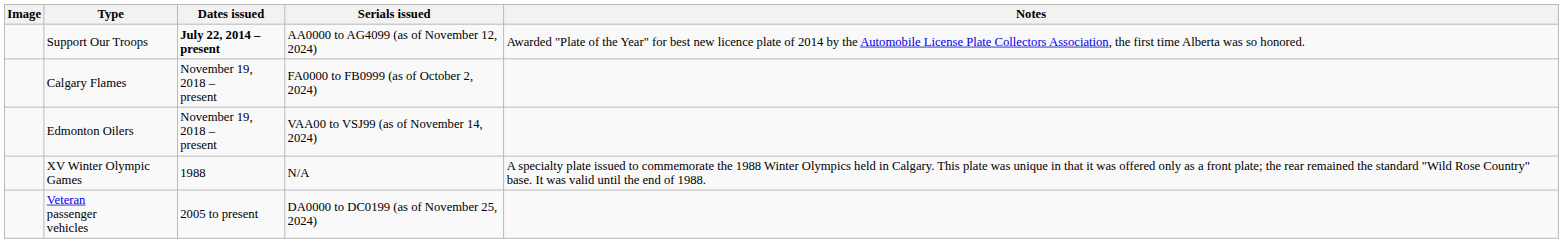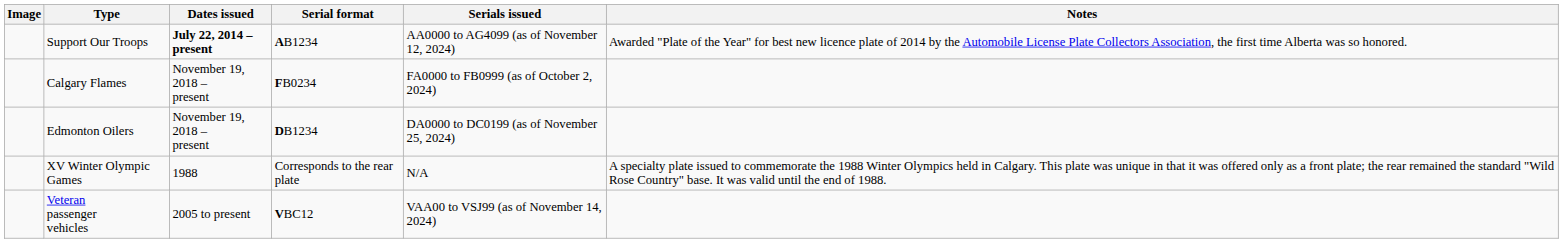+ column: (338, 14)
(385, 131) VAA00 to VSJ99 (as of November 14, 2024) -> (502, 131) DA0000 to DC0199 (as of November 25, 2024)
(392, 214) DA0000 to DC0199 (as of November 25, 2024) -> (504, 214) VAA00 to VSJ99 (as of November 14, 2024)
